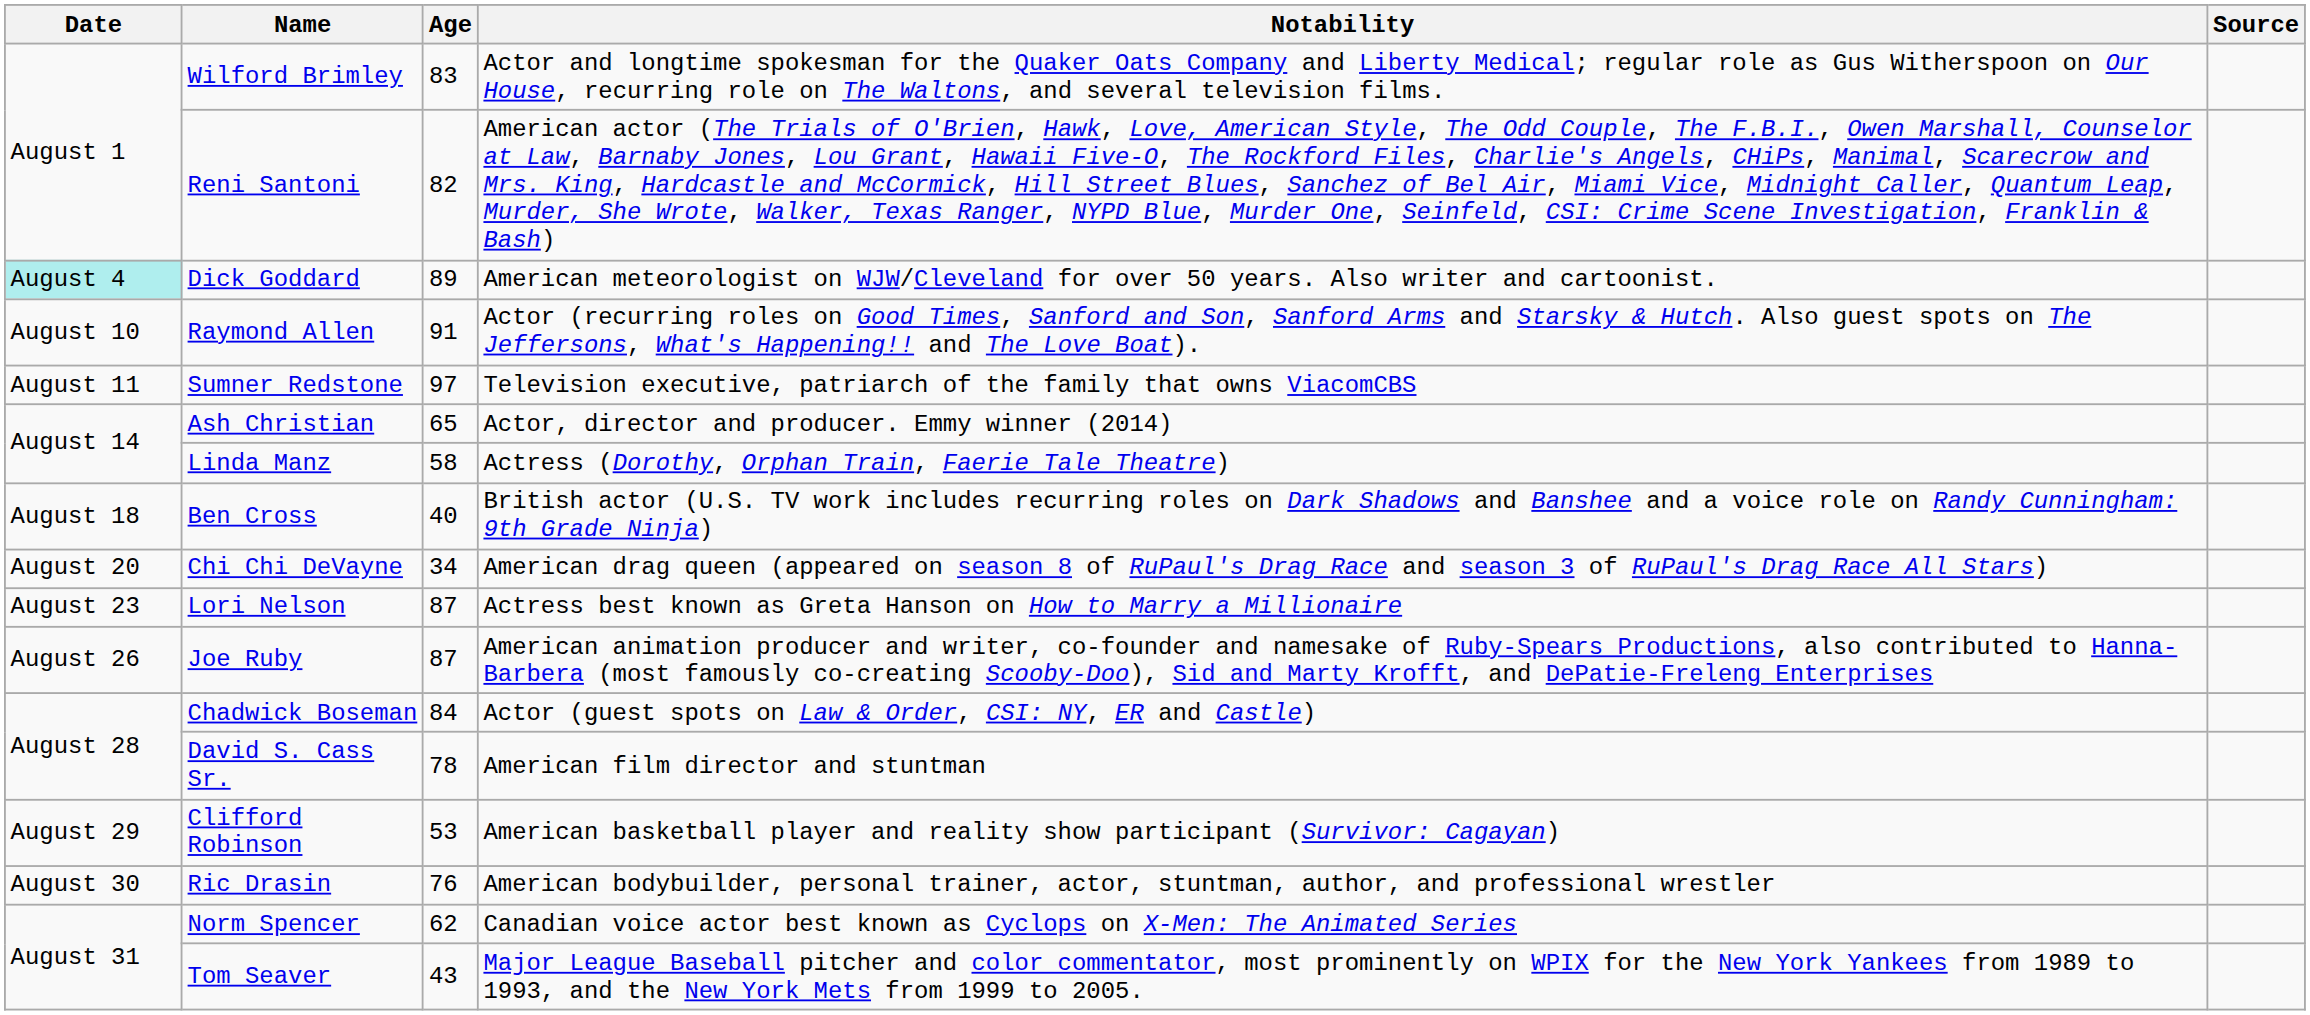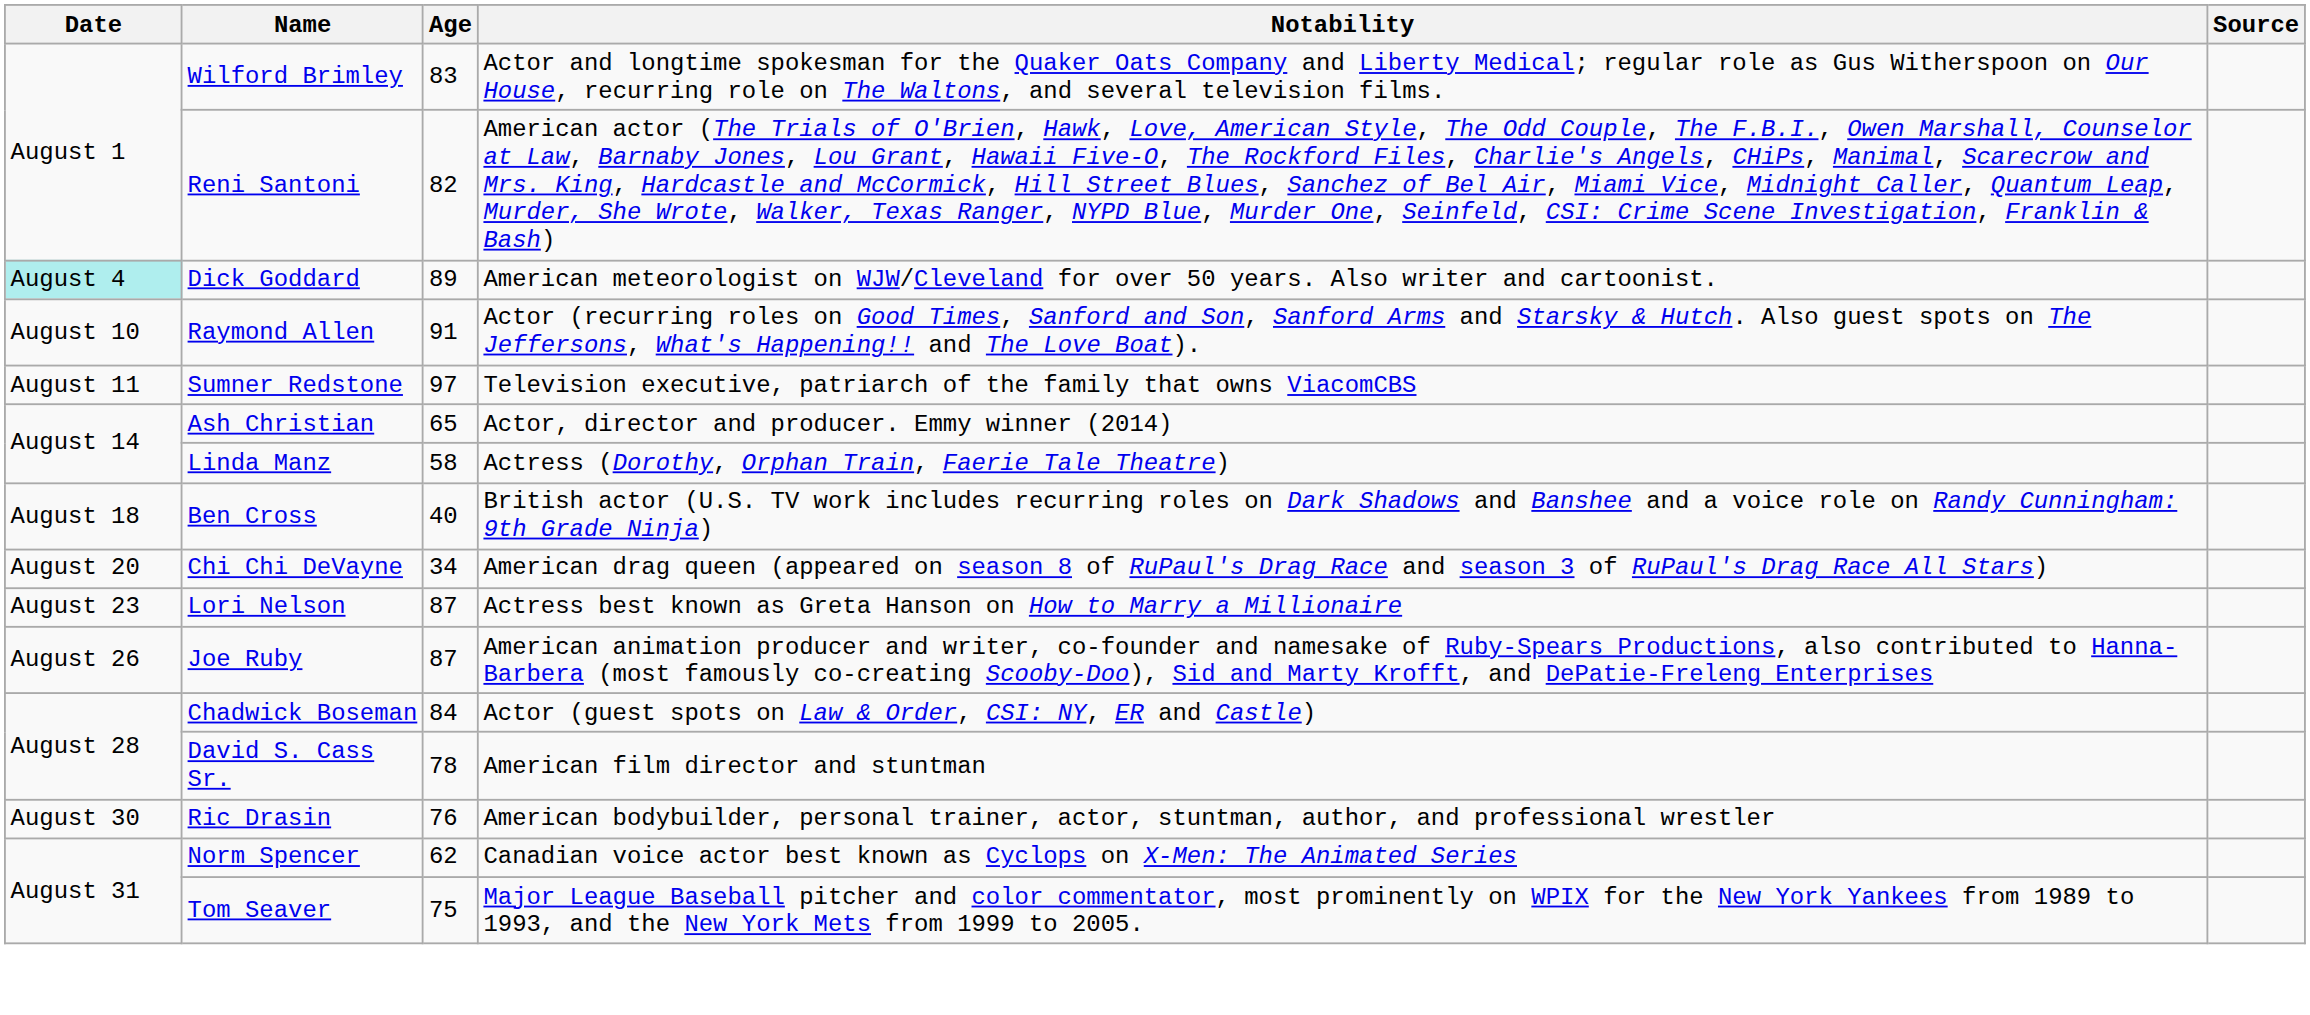- row: (245, 832)
(443, 977) 43 -> (443, 910) 75
